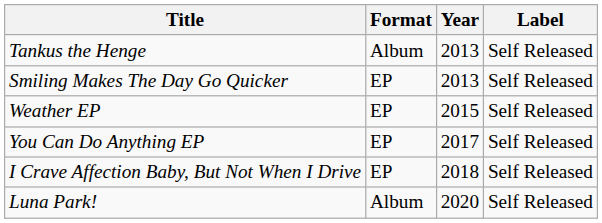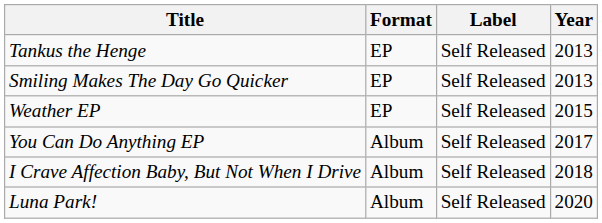columns swapped: (460, 19) <-> (540, 19)
(397, 50) Album -> (381, 50) EP
(381, 141) EP -> (397, 141) Album
(381, 171) EP -> (397, 171) Album
